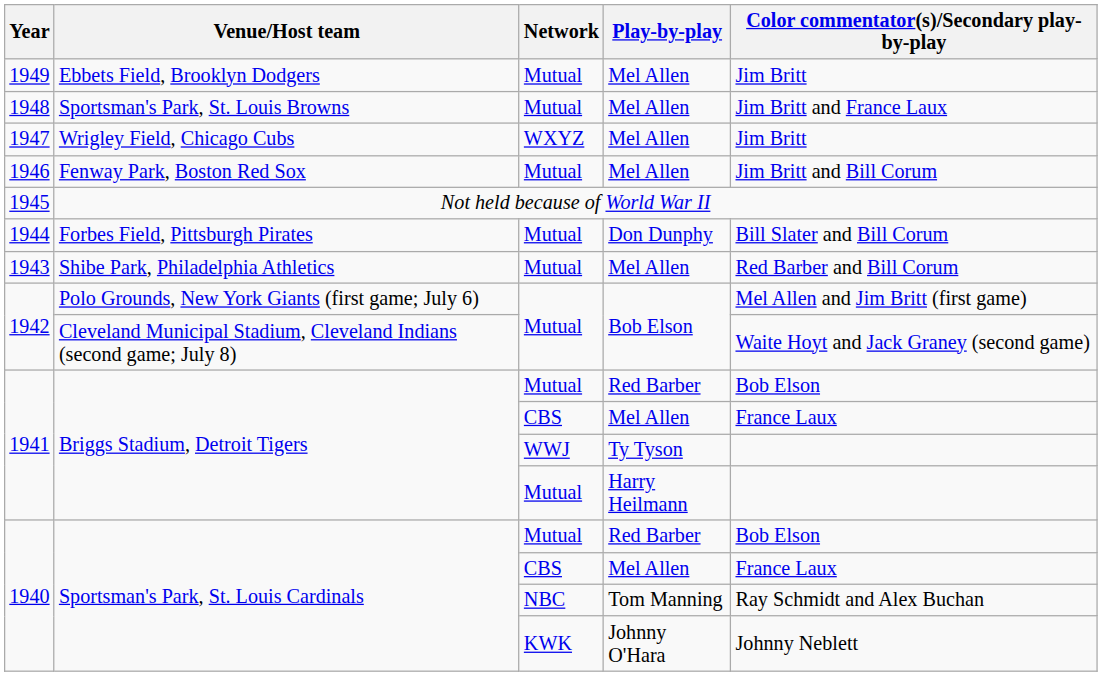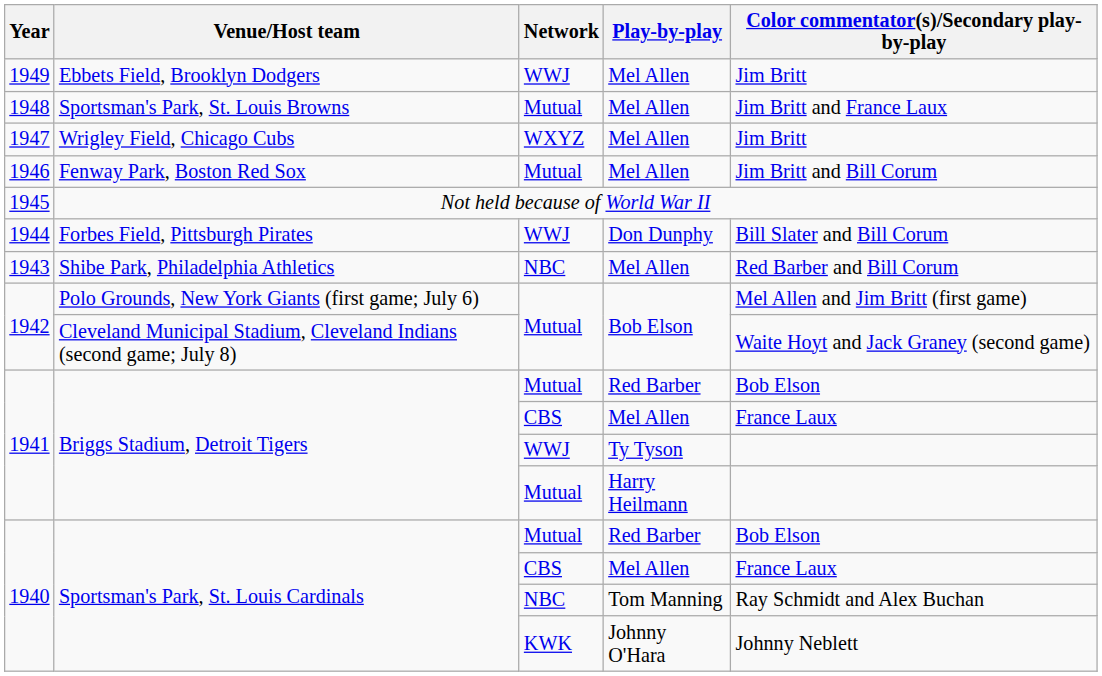(553, 75) Mutual -> (547, 75) WWJ
(553, 235) Mutual -> (547, 235) WWJ
(553, 266) Mutual -> (545, 266) NBC
